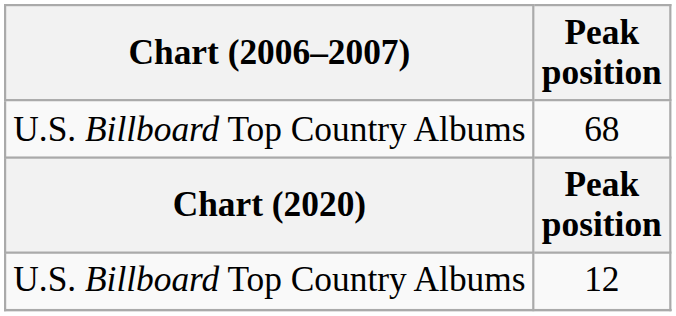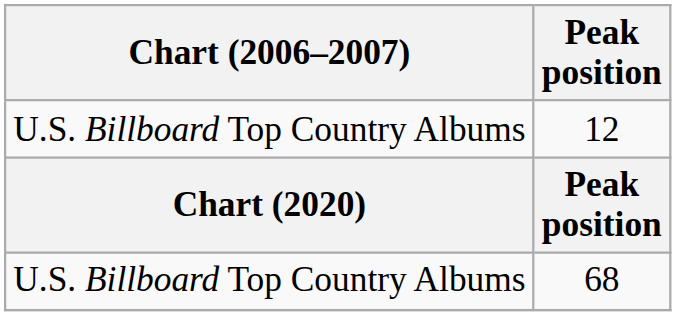rows swapped: (602, 128) <-> (602, 280)
